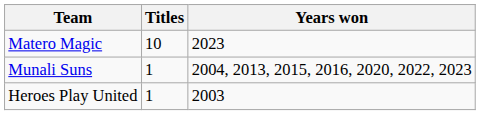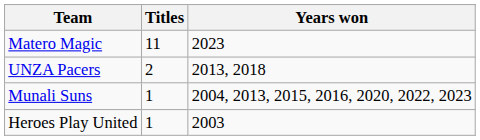(153, 43) 10 -> (153, 43) 11
+ row: (54, 69)
